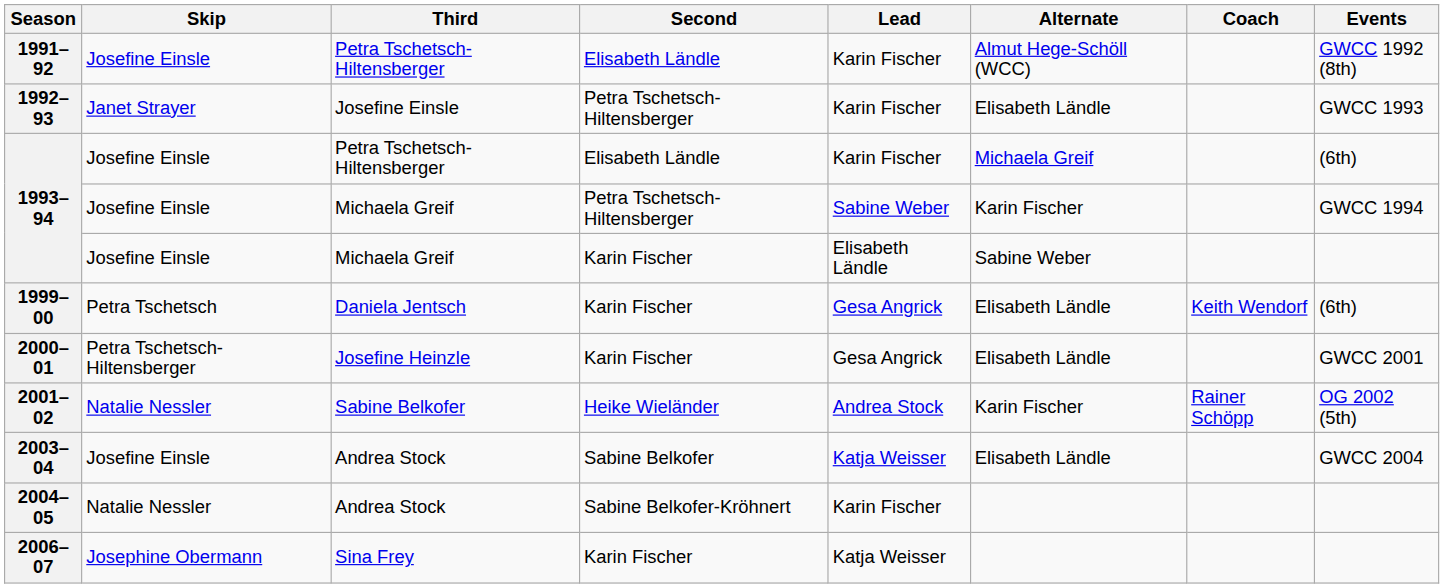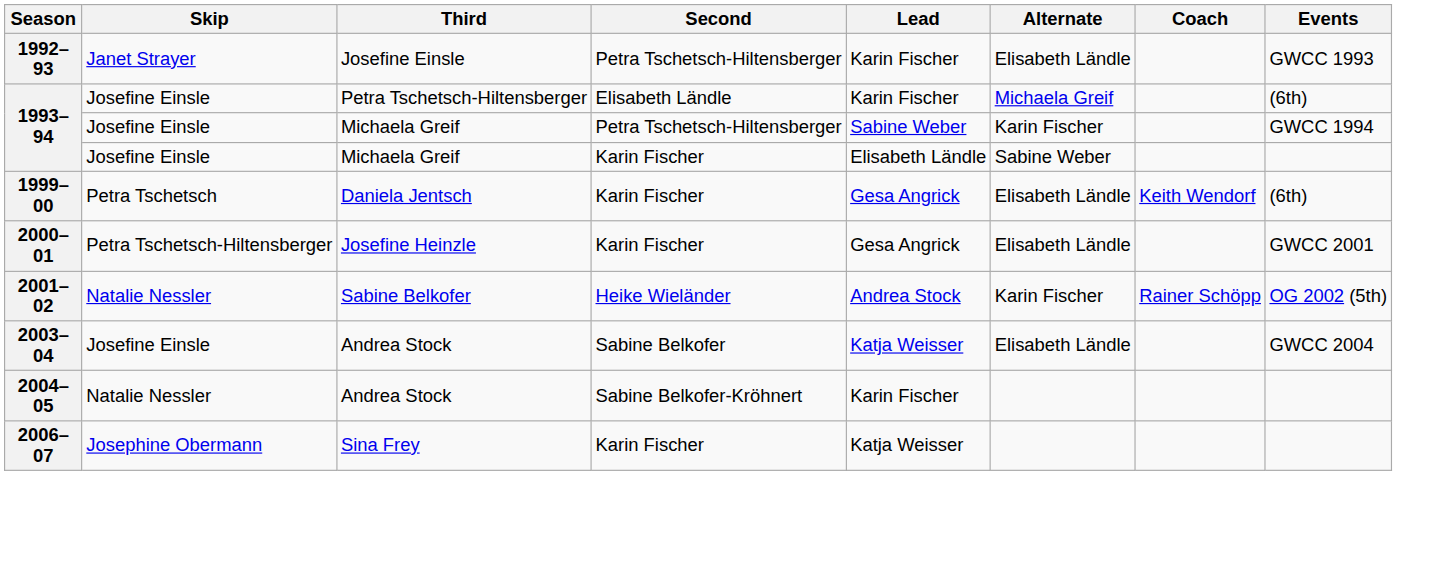- row: (43, 58)
